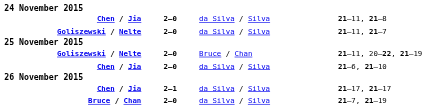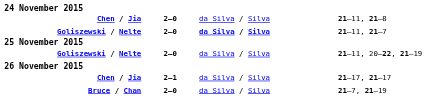(235, 32) normal -> (235, 32) bold
(226, 54) Bruce / Chan -> (235, 54) da Silva / Silva
- row: (119, 66)
